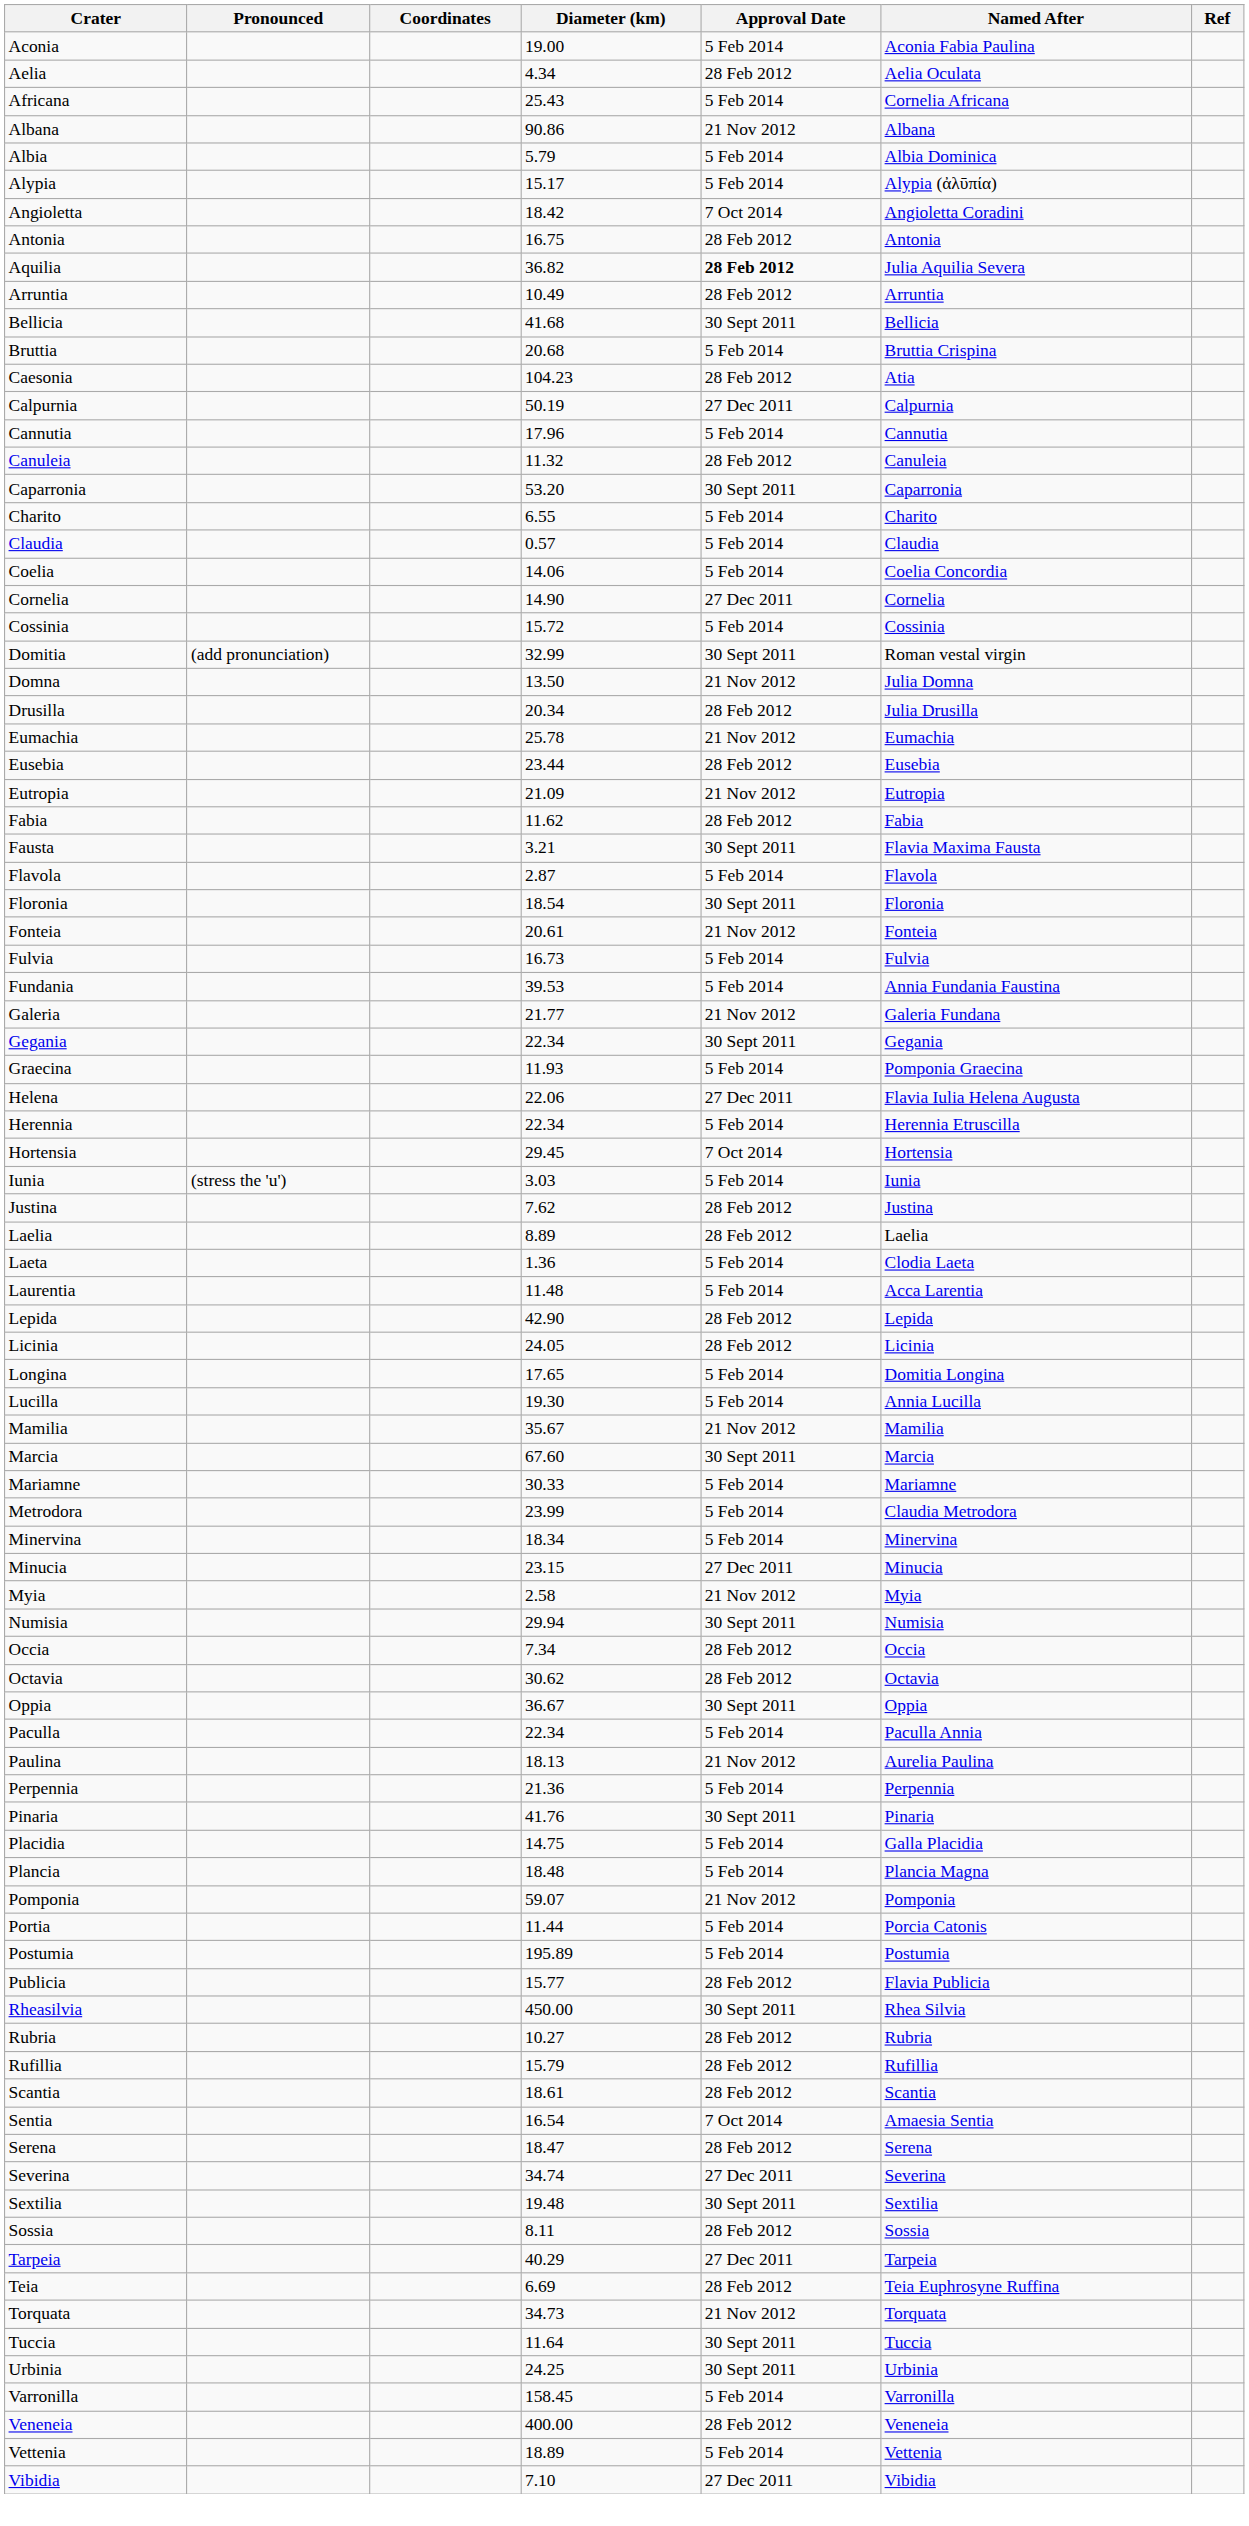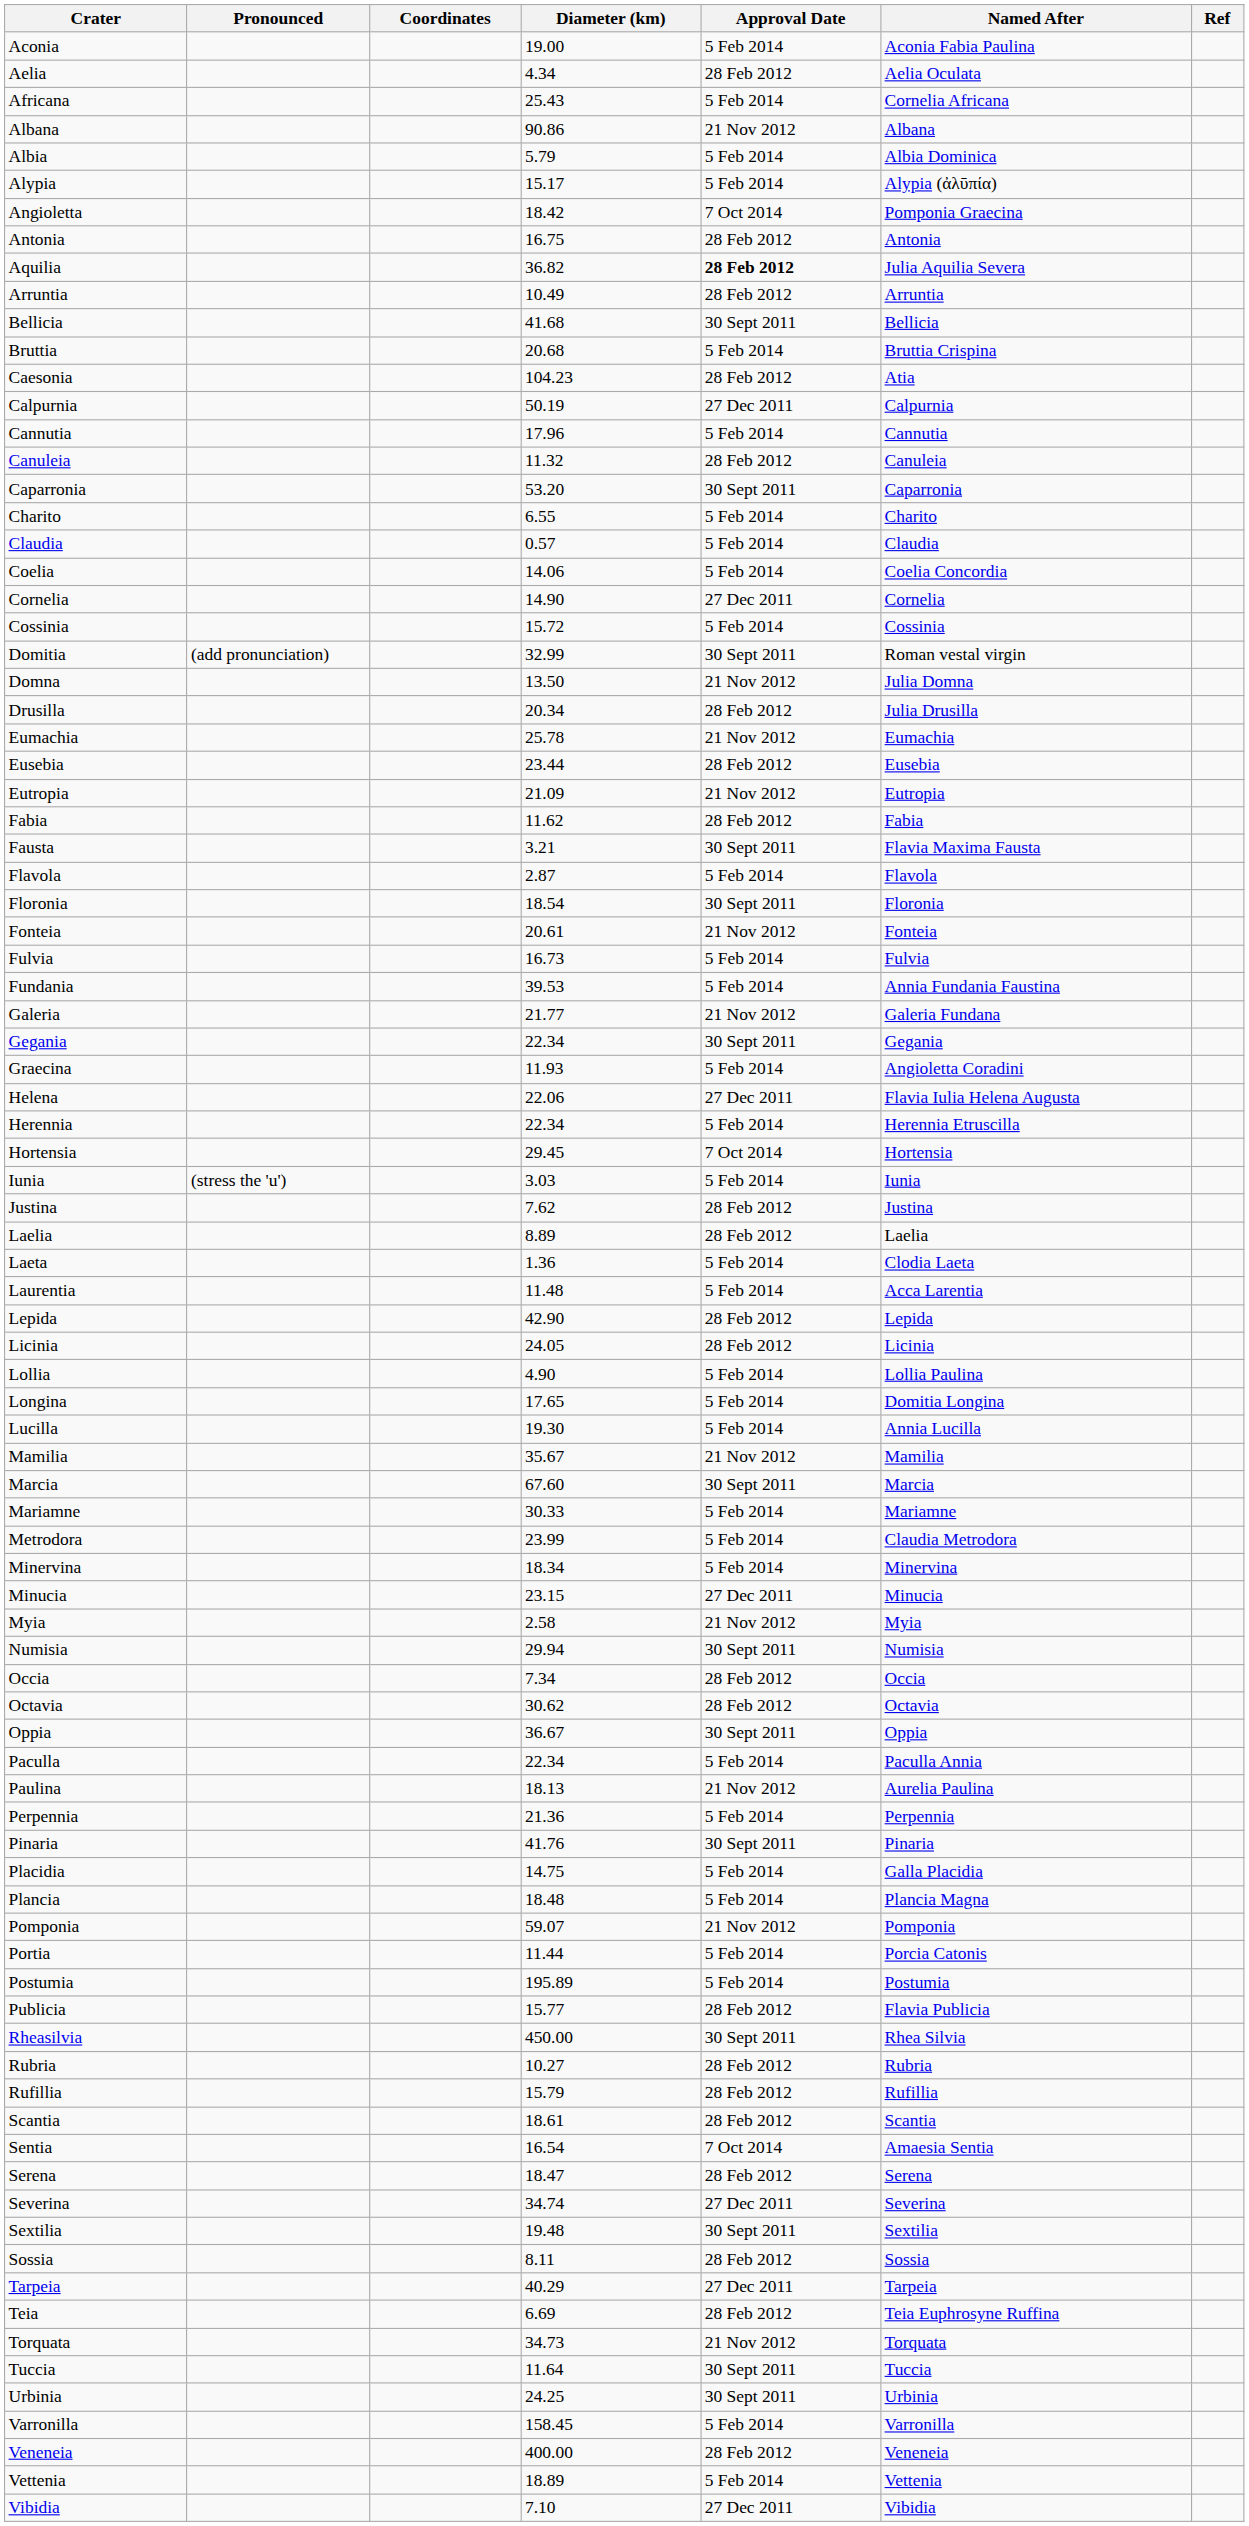(954, 211) Angioletta Coradini -> (954, 211) Pomponia Graecina
(954, 1069) Pomponia Graecina -> (954, 1069) Angioletta Coradini
+ row: (29, 1373)
